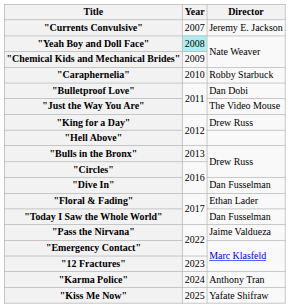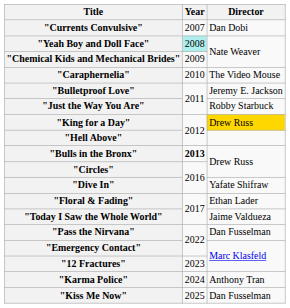(246, 28) Jeremy E. Jackson -> (229, 28) Dan Dobi
(241, 75) Robby Starbuck -> (245, 75) The Video Mouse
(229, 91) Dan Dobi -> (246, 91) Jeremy E. Jackson
(245, 106) The Video Mouse -> (241, 106) Robby Starbuck
(231, 122) no background -> (231, 122) gold background
(195, 153) normal -> (195, 153) bold
(240, 185) Dan Fusselman -> (239, 185) Yafate Shifraw
(240, 216) Dan Fusselman -> (240, 216) Jaime Valdueza
(240, 232) Jaime Valdueza -> (240, 232) Dan Fusselman
(239, 295) Yafate Shifraw -> (240, 295) Dan Fusselman
